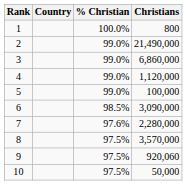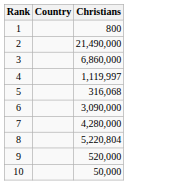- column: (103, 12)
(159, 76) 1,120,000 -> (101, 76) 1,119,997
(163, 92) 100,000 -> (105, 92) 316,068
(159, 124) 2,280,000 -> (101, 124) 4,280,000
(159, 140) 3,570,000 -> (101, 140) 5,220,804
(163, 156) 920,060 -> (105, 156) 520,000
